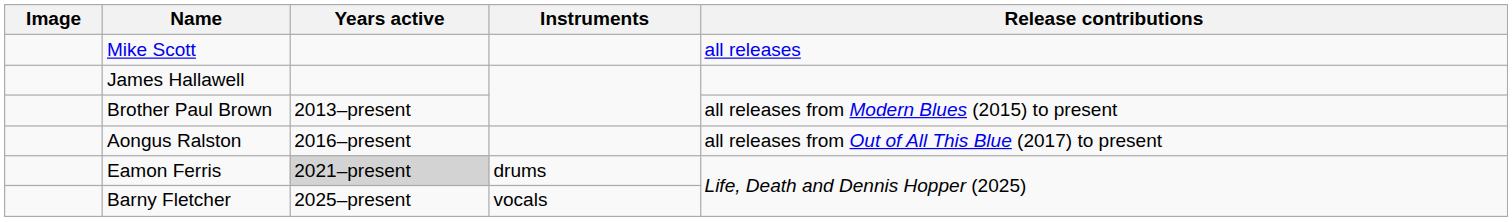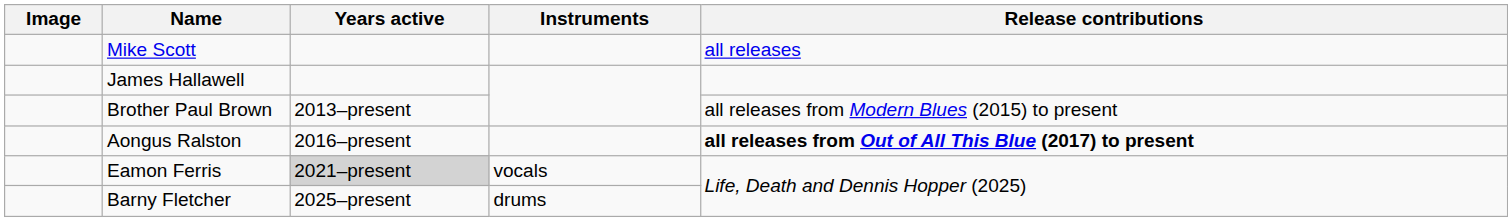(933, 140) normal -> (949, 140) bold
(520, 170) drums -> (520, 170) vocals
(520, 200) vocals -> (520, 200) drums
